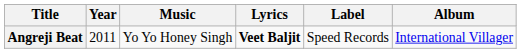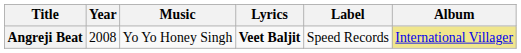(103, 37) 2011 -> (103, 37) 2008
(454, 37) no background -> (454, 37) khaki background
